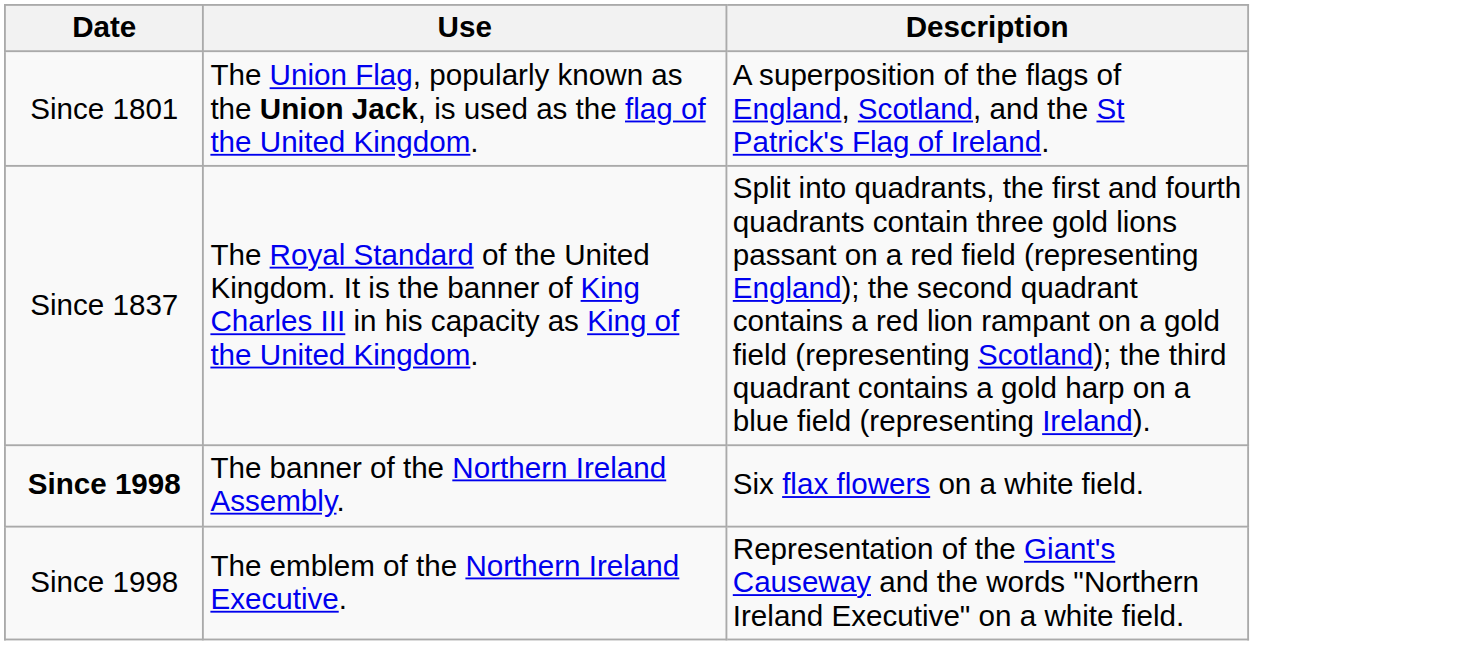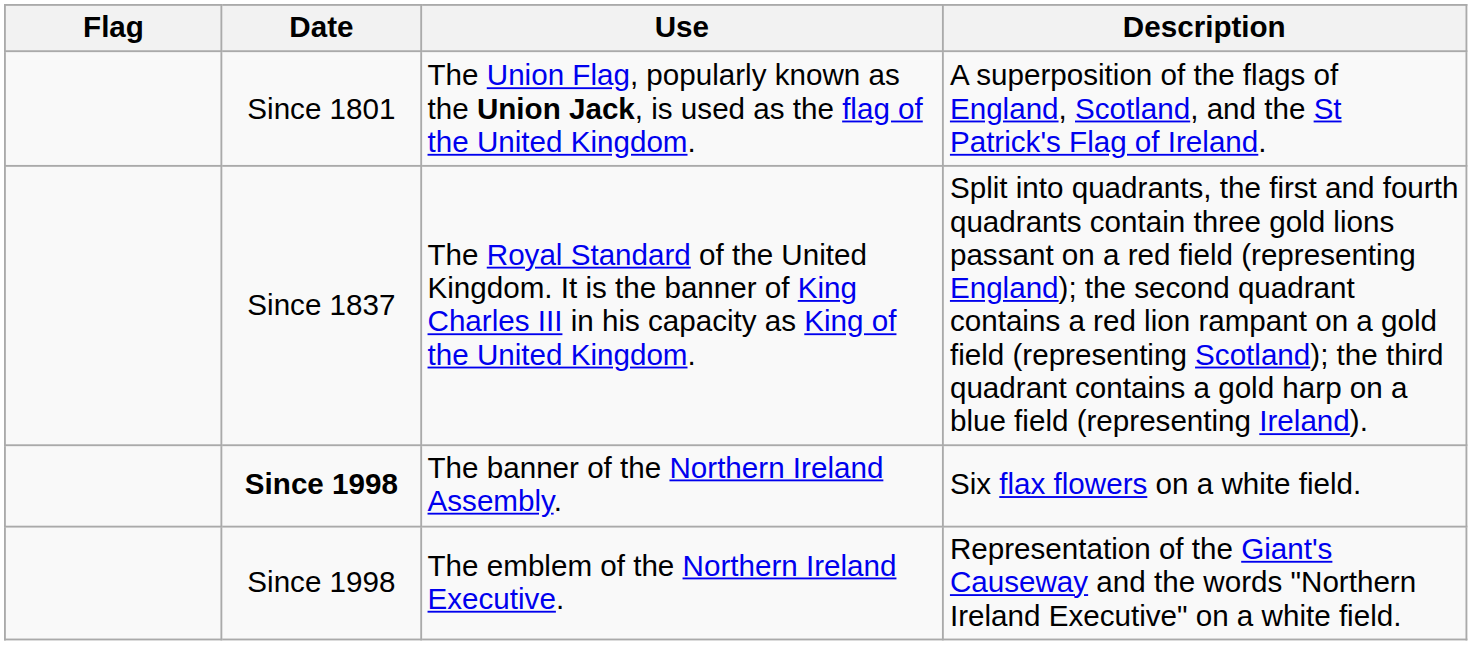+ column: (113, 27)
